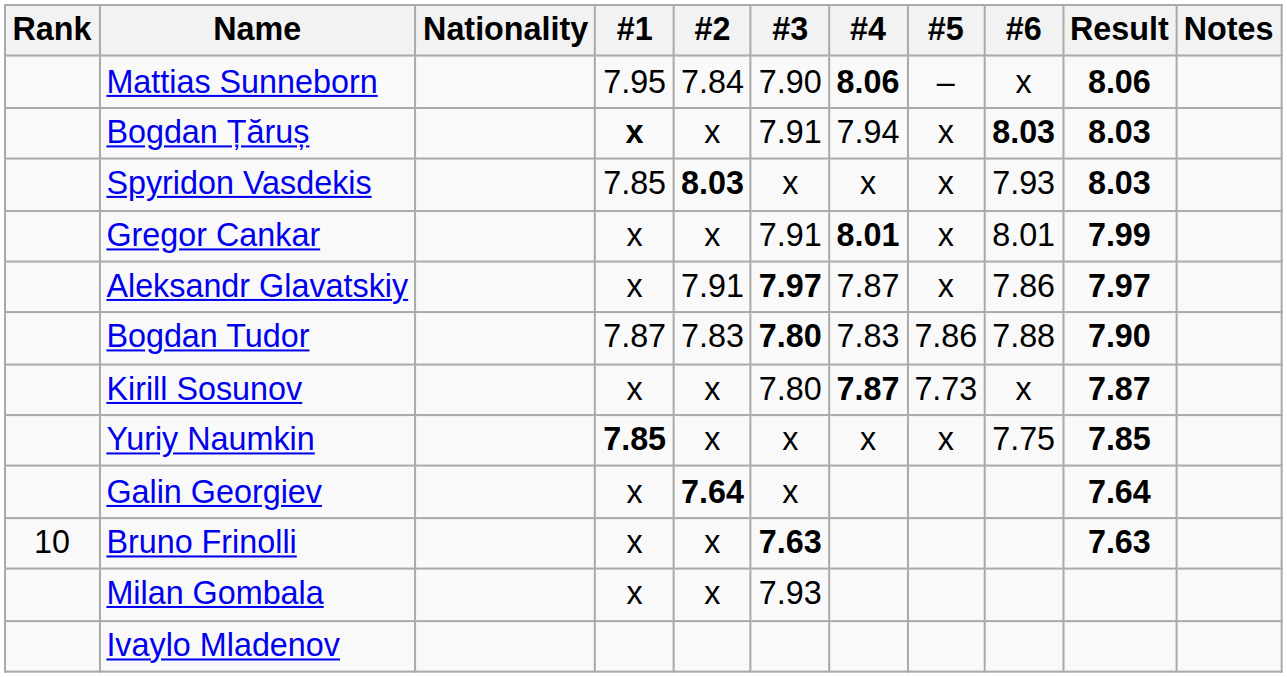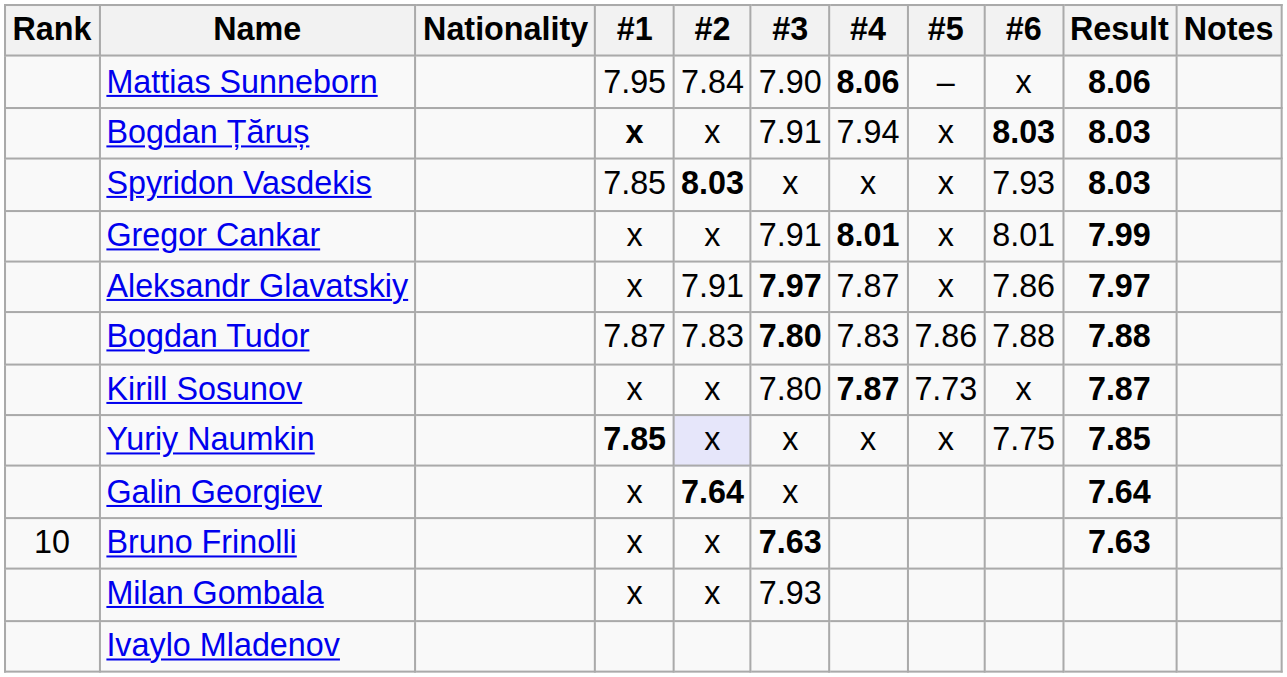(1119, 337) 7.90 -> (1119, 337) 7.88
(712, 440) no background -> (712, 440) lavender background
